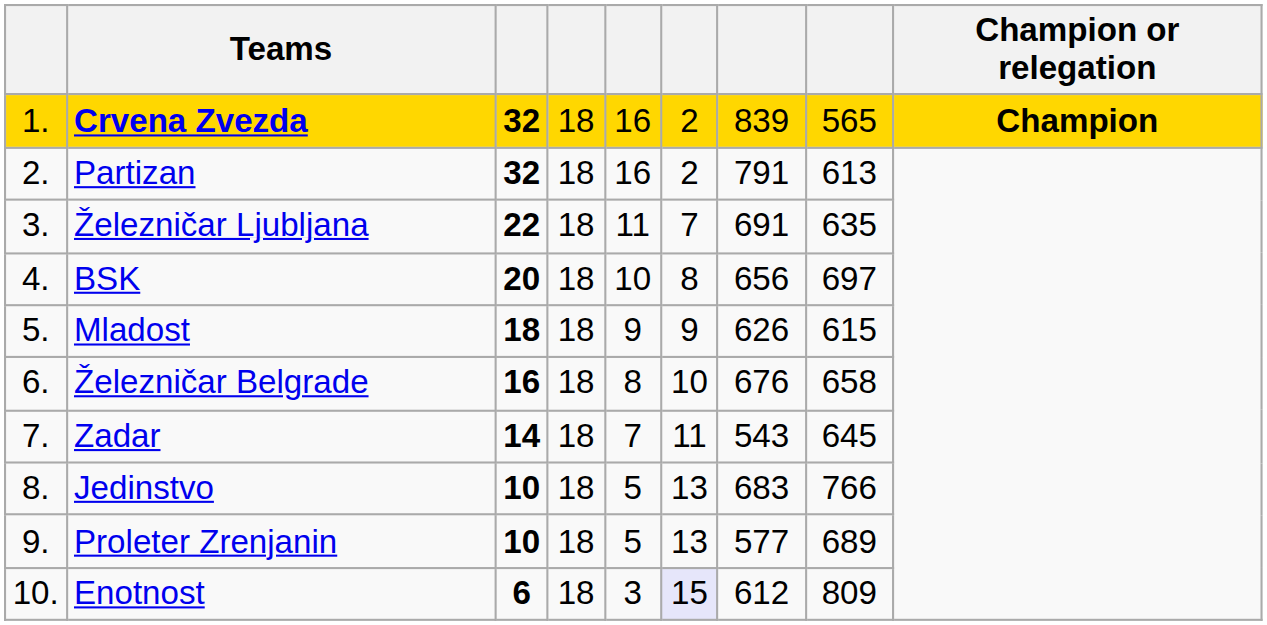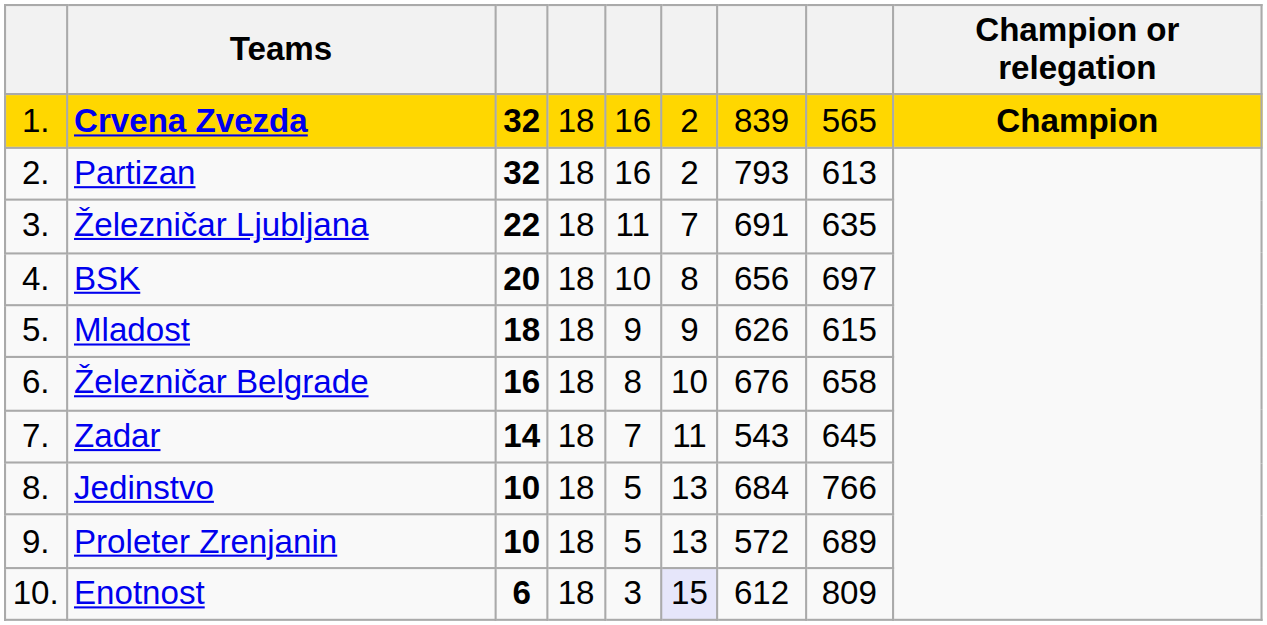(762, 173) 791 -> (762, 173) 793
(762, 488) 683 -> (762, 488) 684
(762, 540) 577 -> (762, 540) 572
